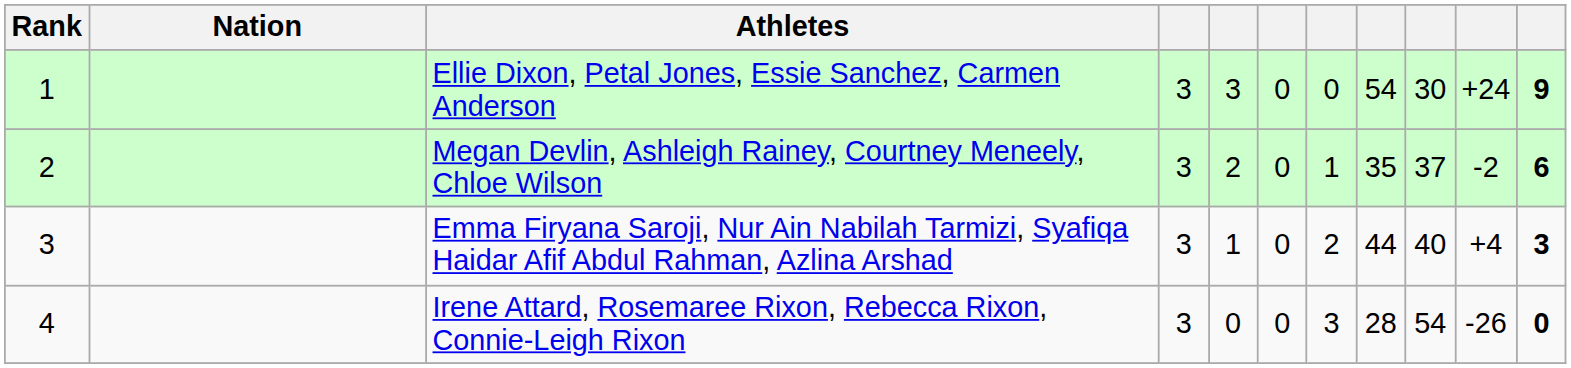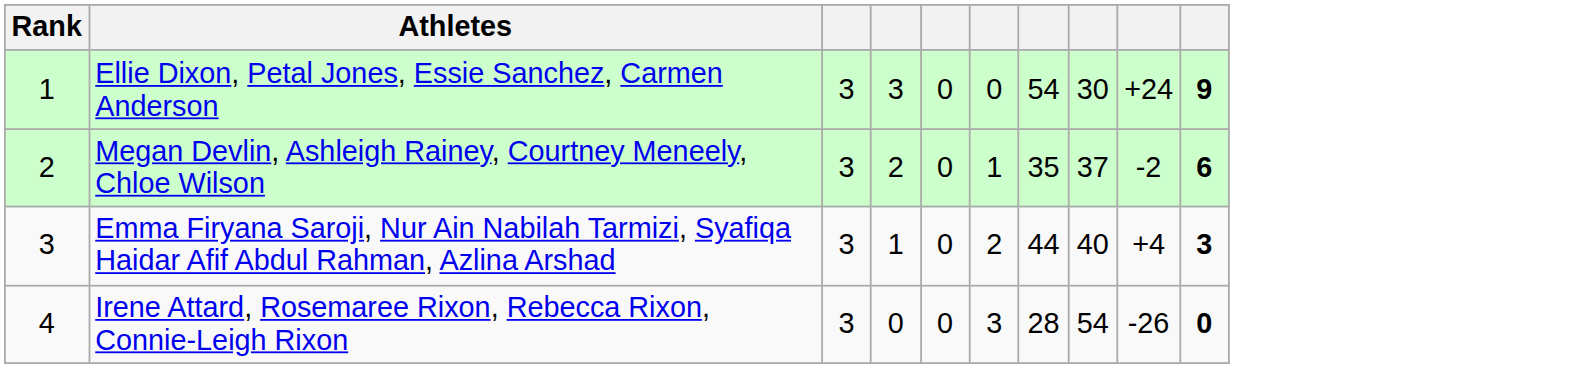- column: (257, 27)
